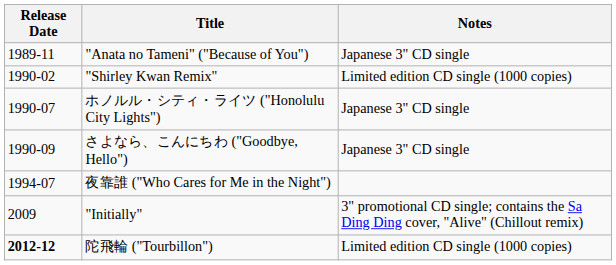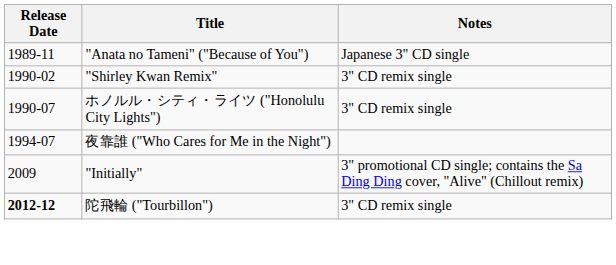(457, 76) Limited edition CD single (1000 copies) -> (397, 76) 3" CD remix single
(405, 108) Japanese 3" CD single -> (397, 108) 3" CD remix single
- row: (192, 150)
(457, 247) Limited edition CD single (1000 copies) -> (397, 206) 3" CD remix single
